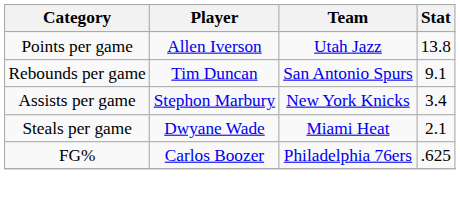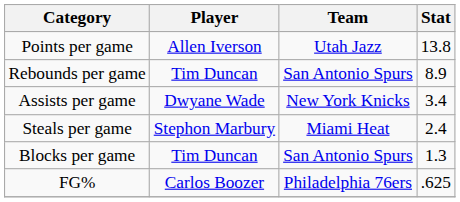(436, 73) 9.1 -> (436, 73) 8.9
(214, 100) Stephon Marbury -> (214, 100) Dwyane Wade
(214, 127) Dwyane Wade -> (214, 127) Stephon Marbury
(436, 127) 2.1 -> (436, 127) 2.4
+ row: (77, 155)
